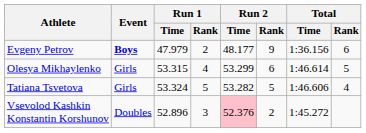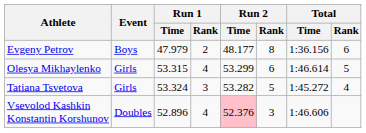(126, 50) bold -> (126, 50) normal
(271, 50) 9 -> (271, 50) 8
(205, 87) 5 -> (205, 87) 3
(309, 87) 1:46.606 -> (309, 87) 1:45.272
(205, 112) 3 -> (205, 112) 4
(271, 112) 2 -> (271, 112) 3
(309, 112) 1:45.272 -> (309, 112) 1:46.606
